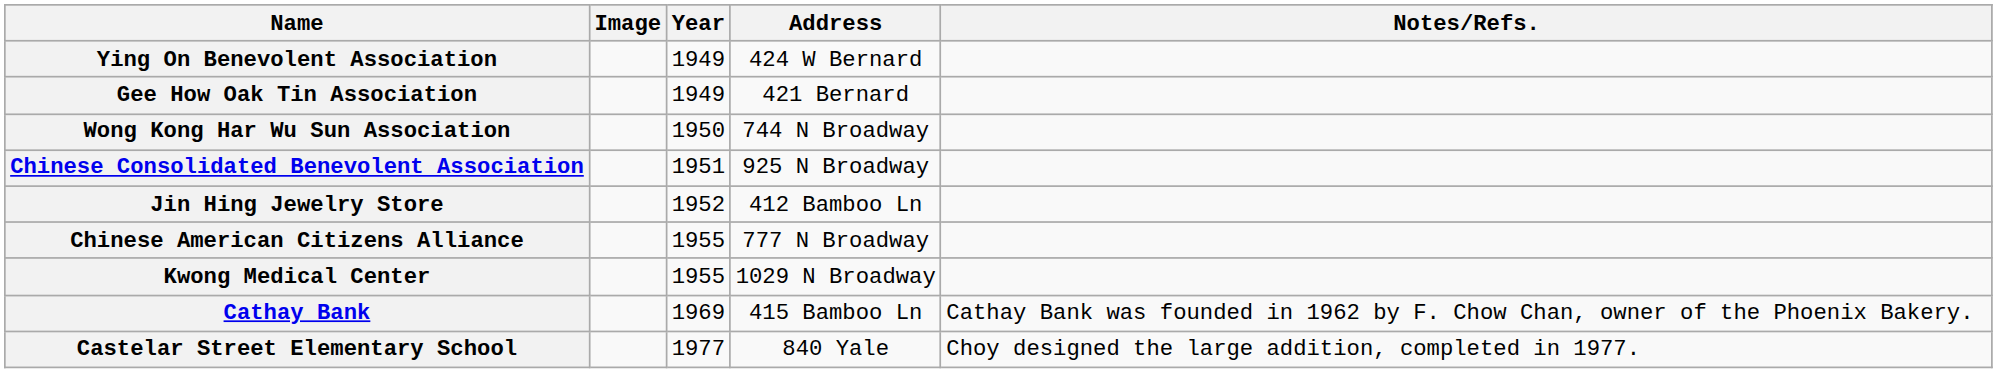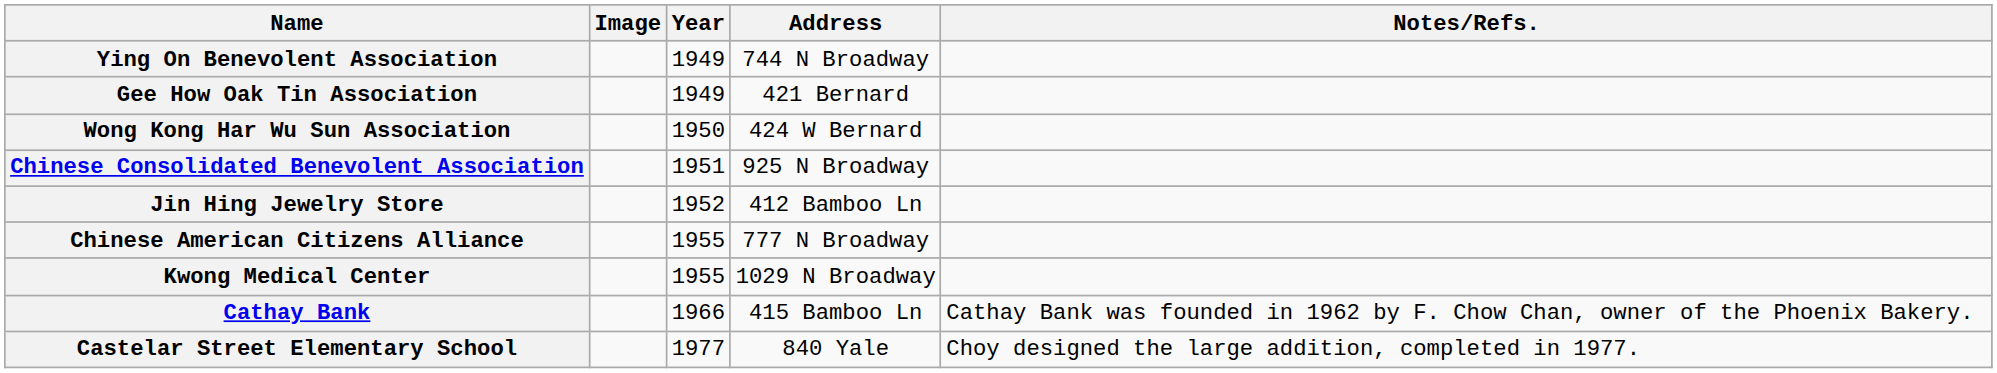(836, 59) 424 W Bernard -> (836, 59) 744 N Broadway
(836, 132) 744 N Broadway -> (836, 132) 424 W Bernard
(698, 313) 1969 -> (698, 313) 1966
